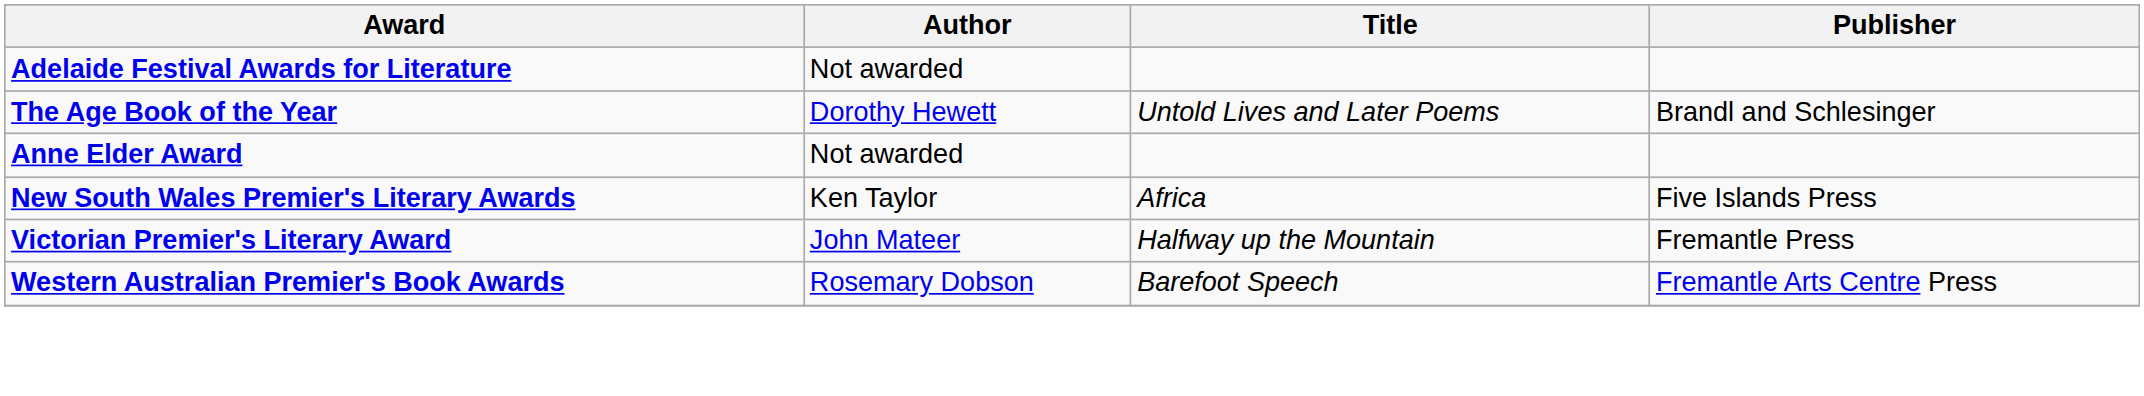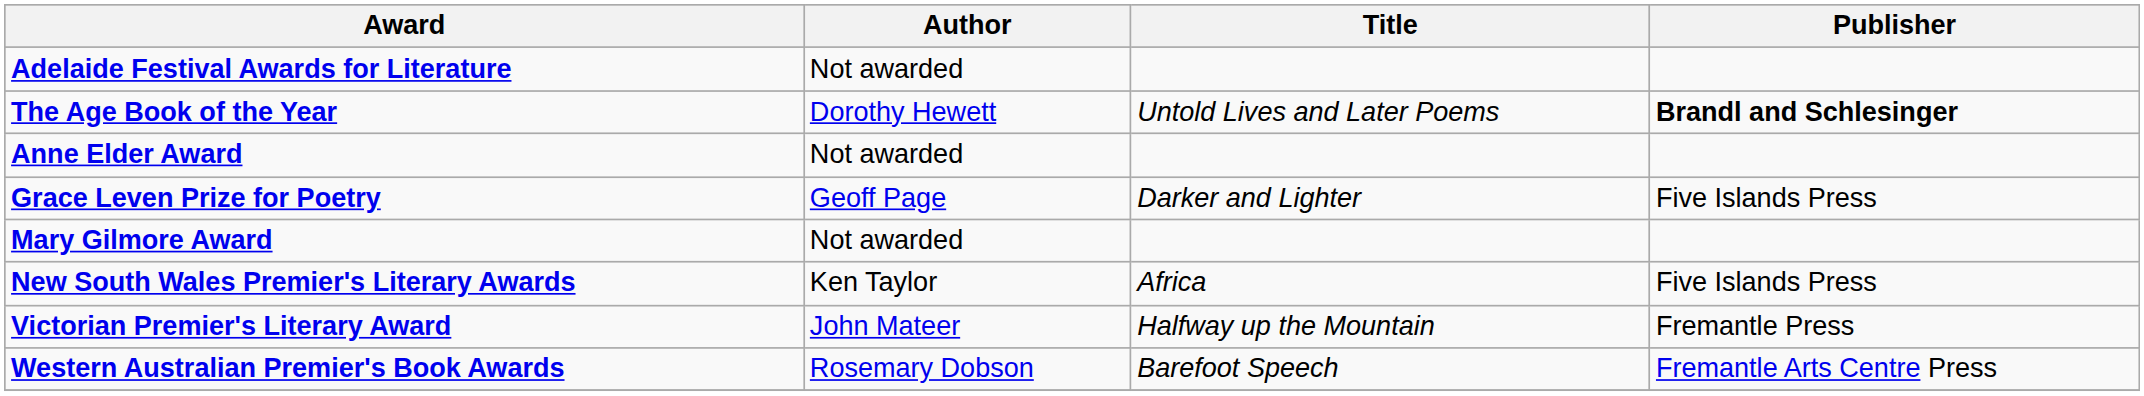(1796, 111) normal -> (1807, 111) bold
+ row: (196, 197)
+ row: (142, 240)
